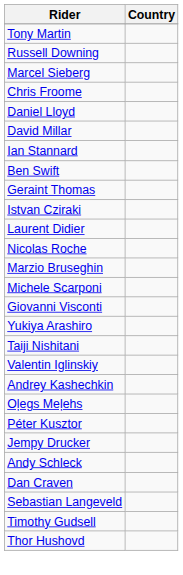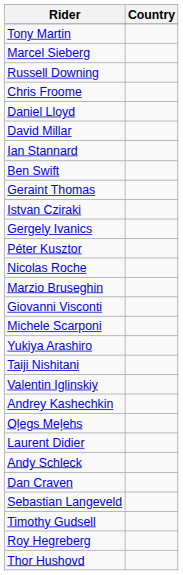rows swapped: (49, 73) <-> (53, 53)
+ row: (50, 229)
rows swapped: (45, 424) <-> (46, 229)
rows swapped: (54, 287) <-> (55, 307)
- row: (49, 443)
+ row: (49, 541)
